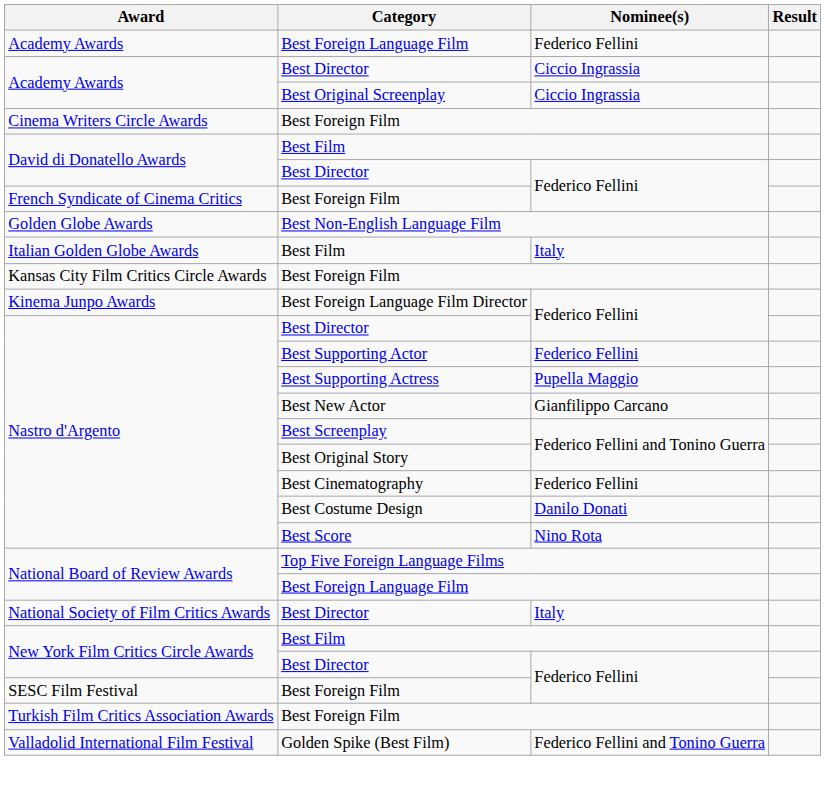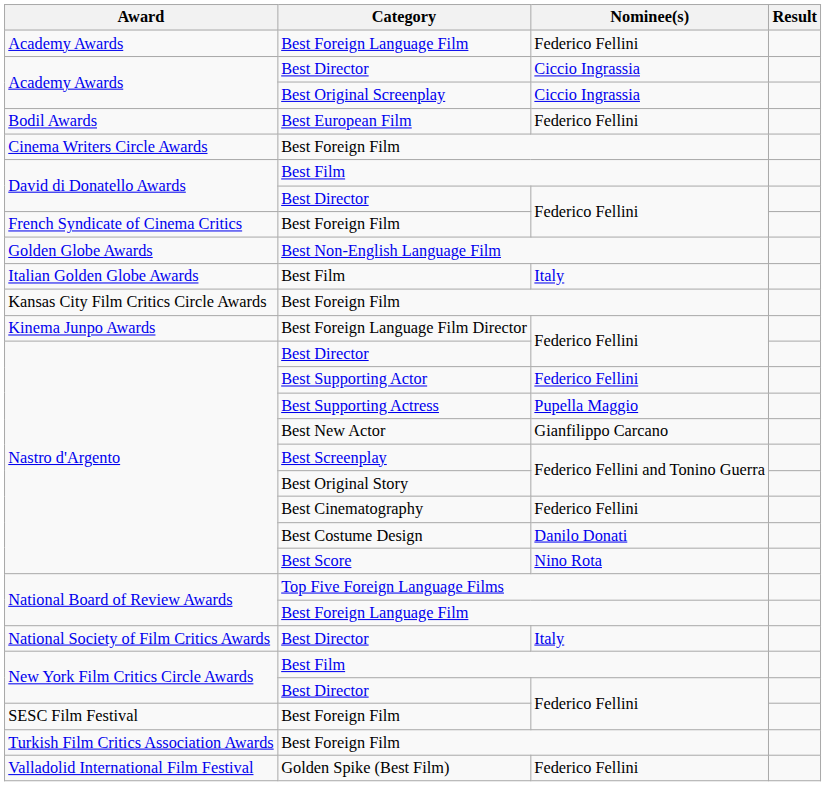+ row: (53, 120)
(650, 742) Federico Fellini and Tonino Guerra -> (586, 768) Federico Fellini
